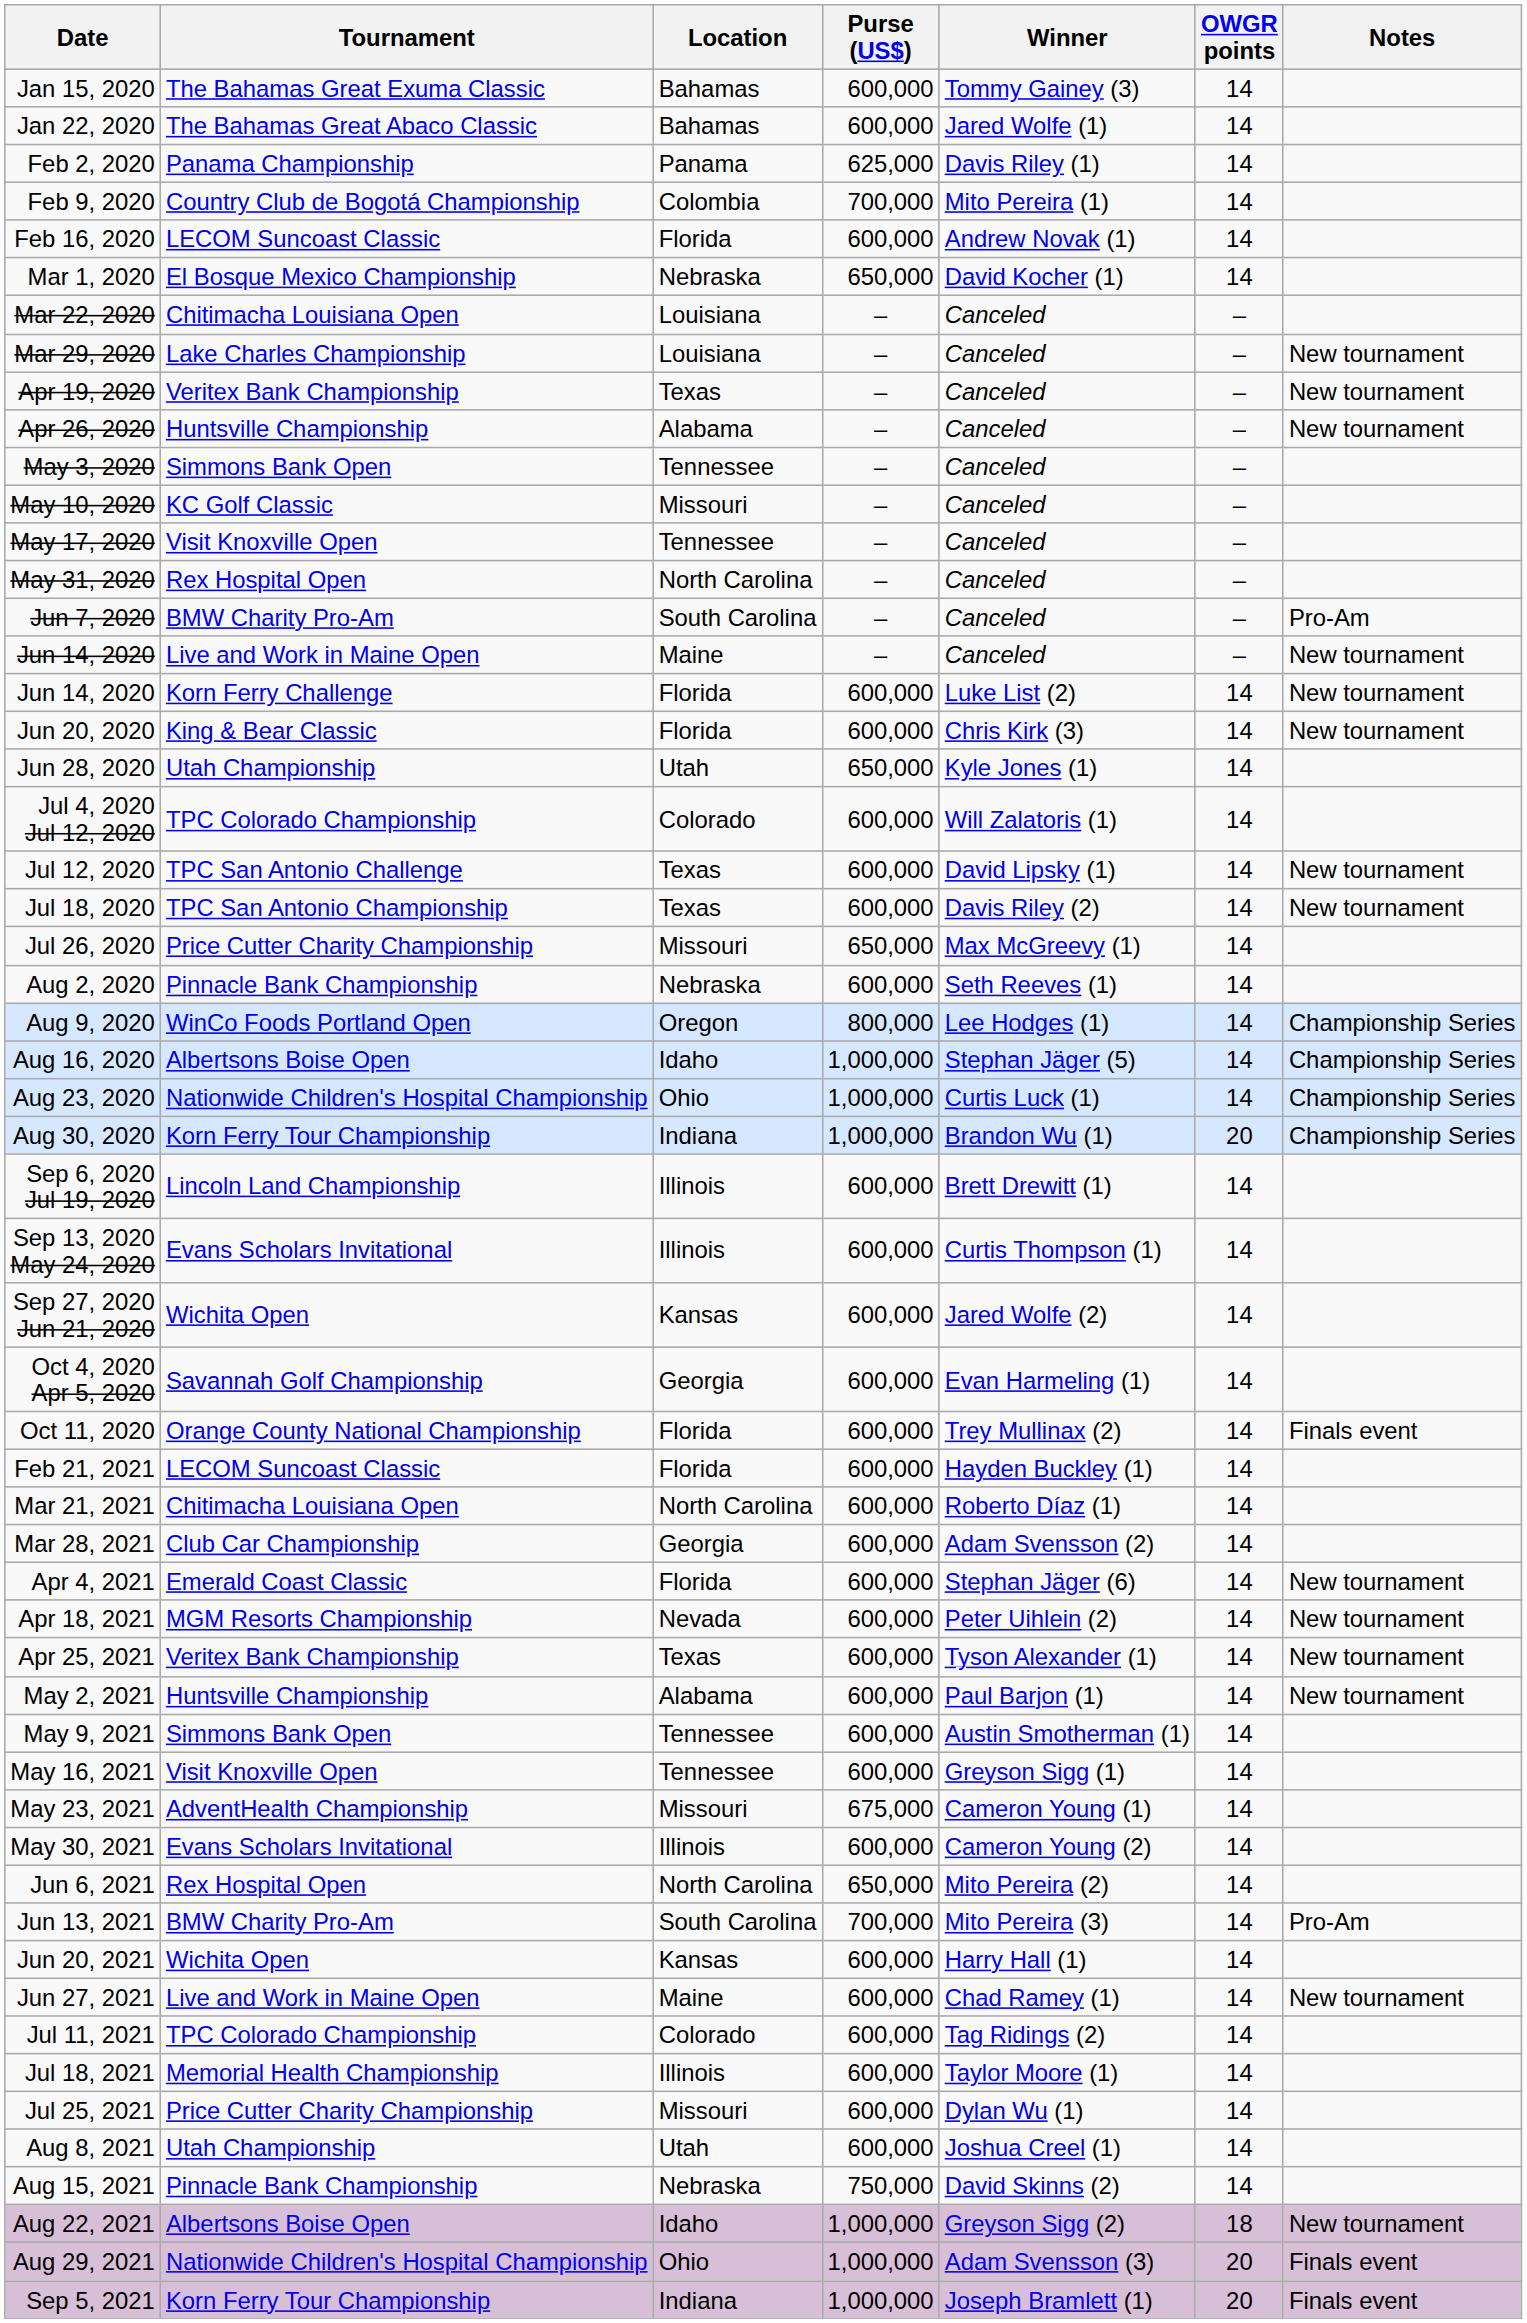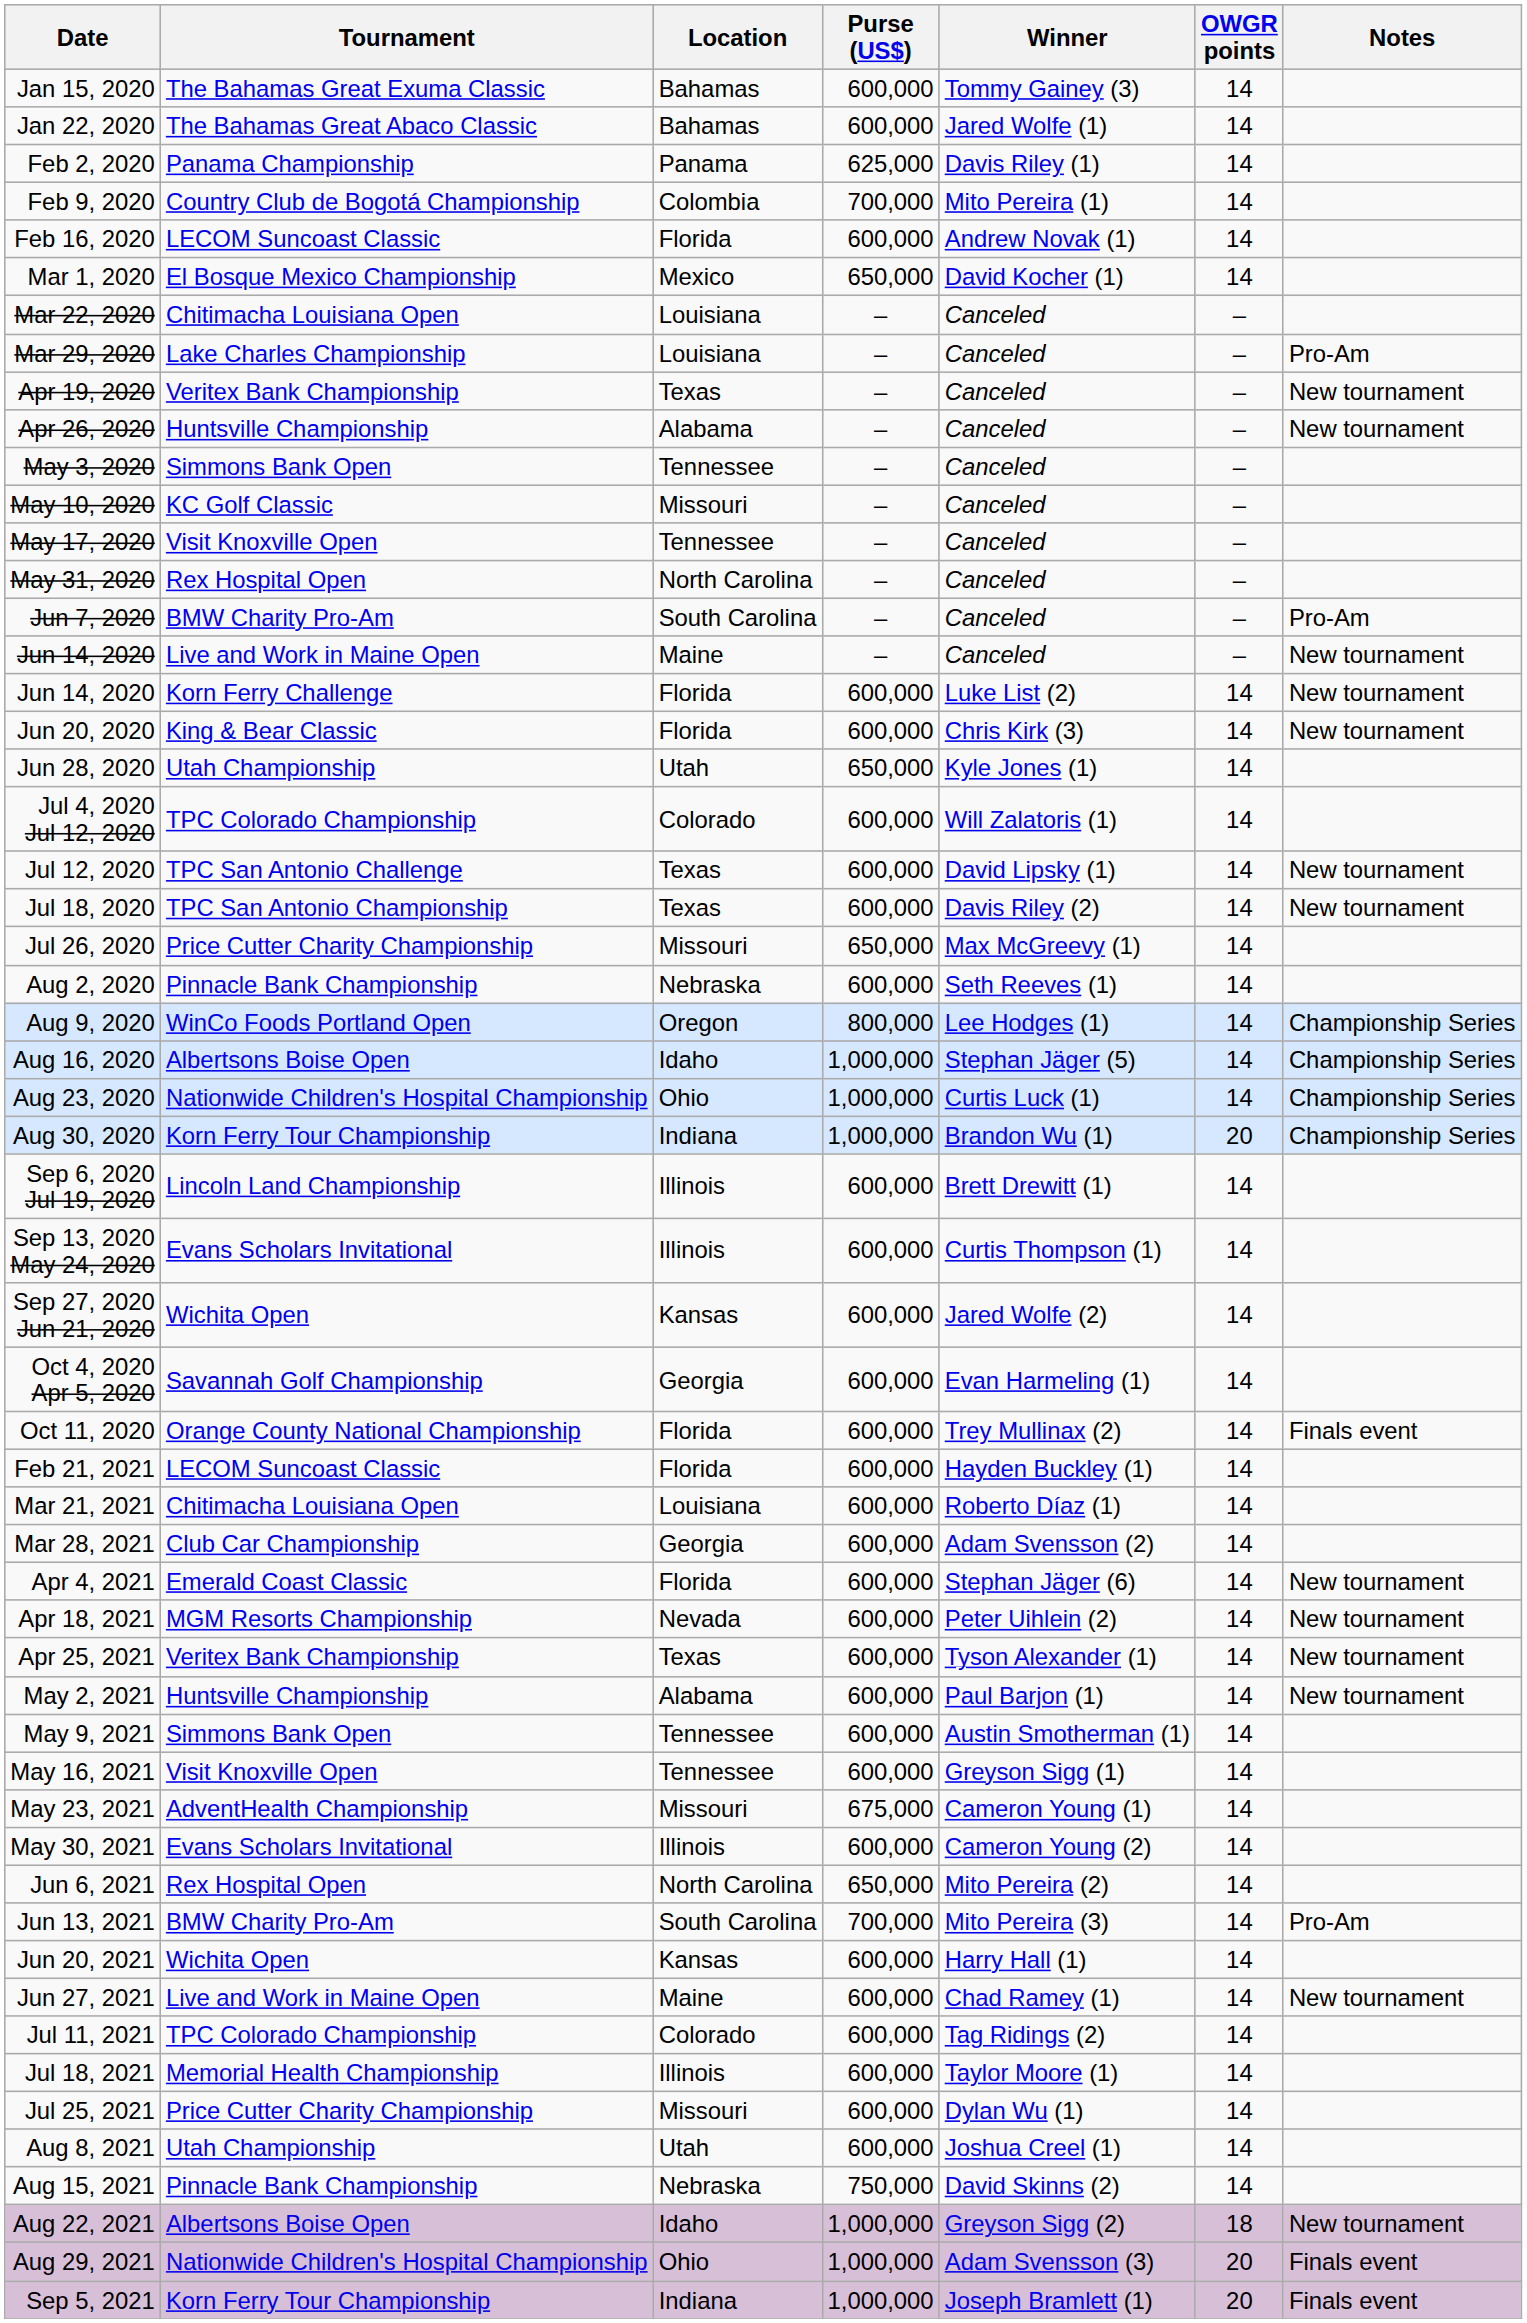(710, 277) Nebraska -> (696, 277) Mexico
(1376, 353) New tournament -> (1329, 353) Pro-Am
(736, 1506) North Carolina -> (710, 1506) Louisiana
